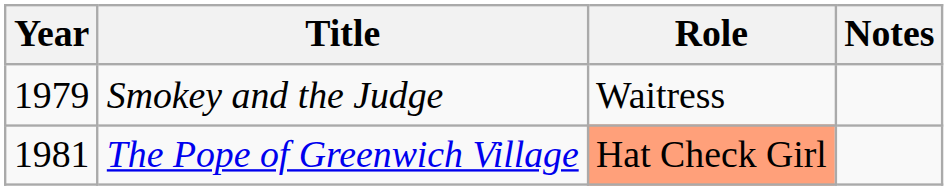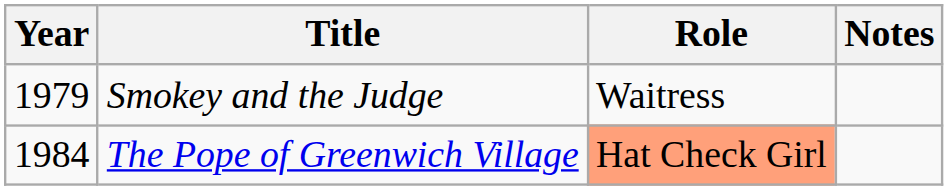(52, 154) 1981 -> (52, 154) 1984
